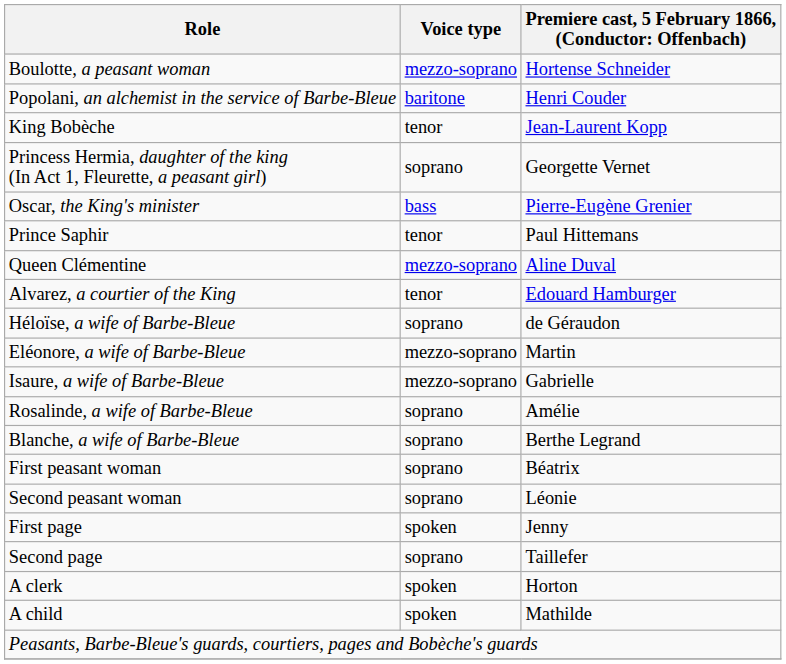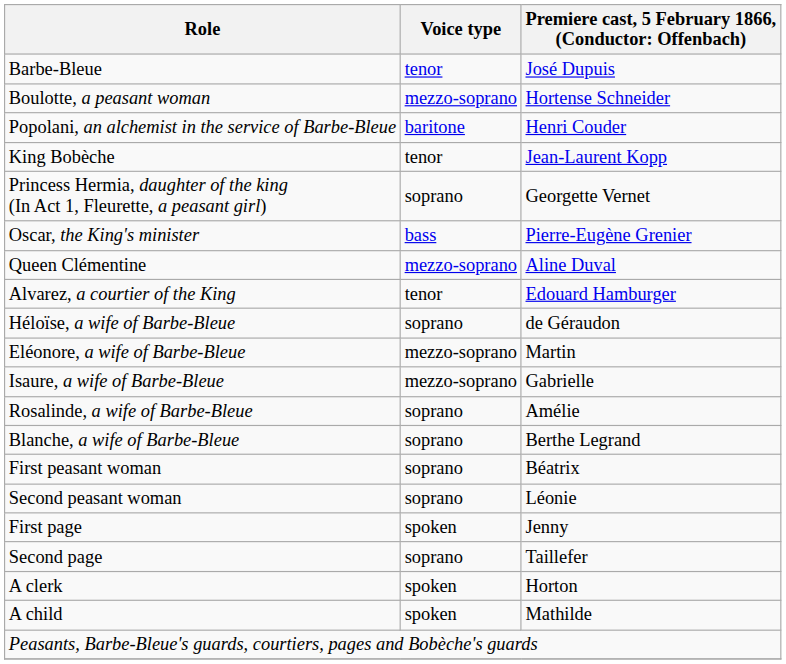+ row: (55, 68)
- row: (59, 235)
